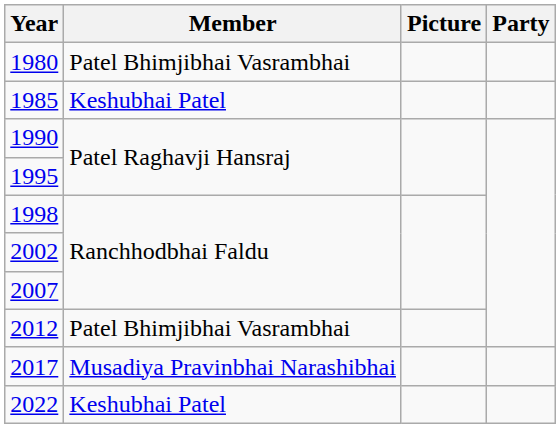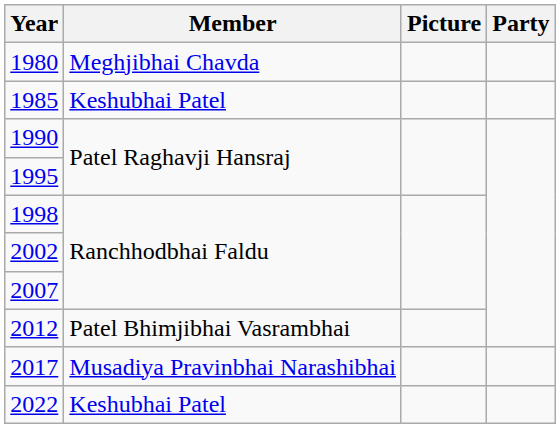(210, 61) Patel Bhimjibhai Vasrambhai -> (164, 61) Meghjibhai Chavda
